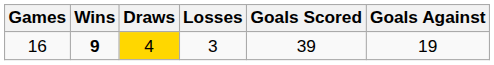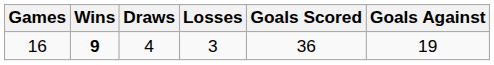(149, 45) gold background -> (149, 45) no background
(306, 45) 39 -> (306, 45) 36
